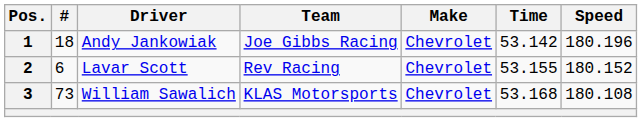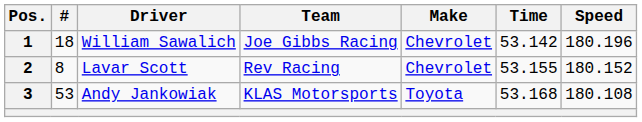(149, 44) Andy Jankowiak -> (159, 44) William Sawalich
(60, 70) 6 -> (60, 70) 8
(64, 96) 73 -> (64, 96) 53
(159, 96) William Sawalich -> (149, 96) Andy Jankowiak
(449, 96) Chevrolet -> (434, 96) Toyota
